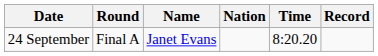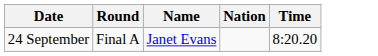- column: (347, 16)
